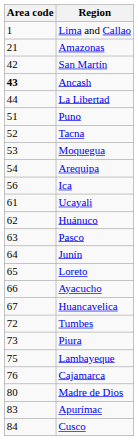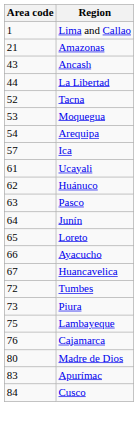- row: (83, 64)
(12, 82) bold -> (12, 64) normal
- row: (70, 116)
(12, 185) 56 -> (12, 151) 57
